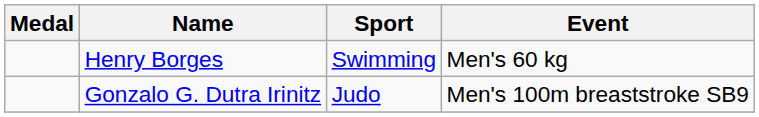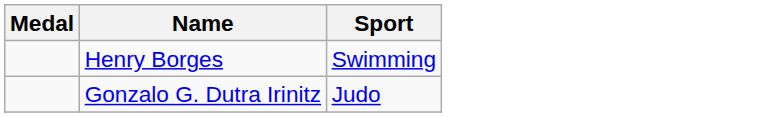- column: (598, 23)
